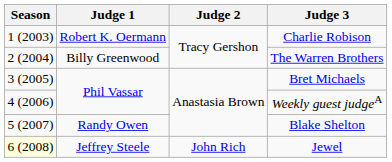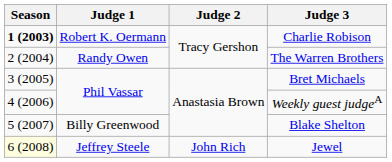(30, 36) normal -> (30, 36) bold
(113, 57) Billy Greenwood -> (113, 57) Randy Owen
(113, 125) Randy Owen -> (113, 125) Billy Greenwood
